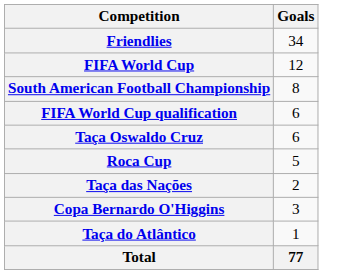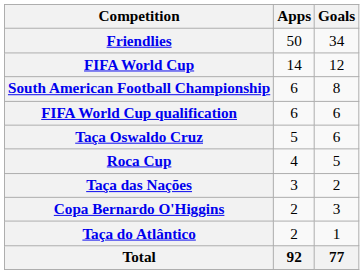+ column: (294, 16)
